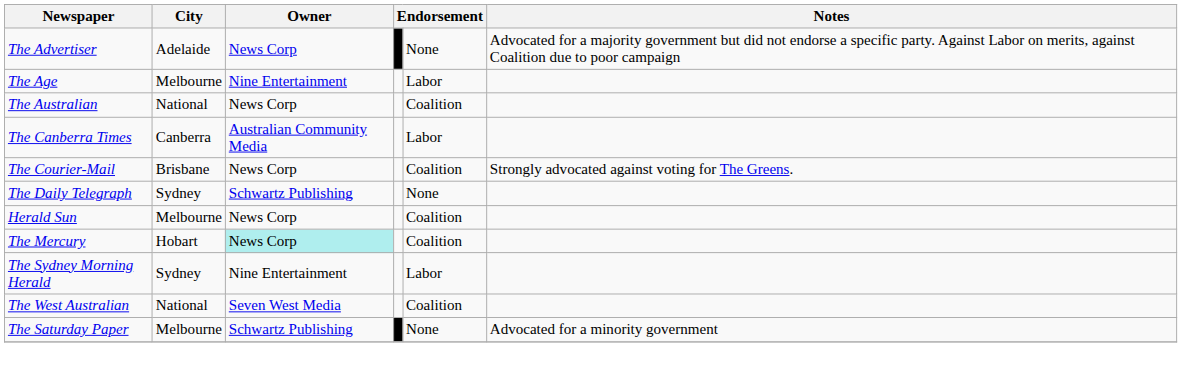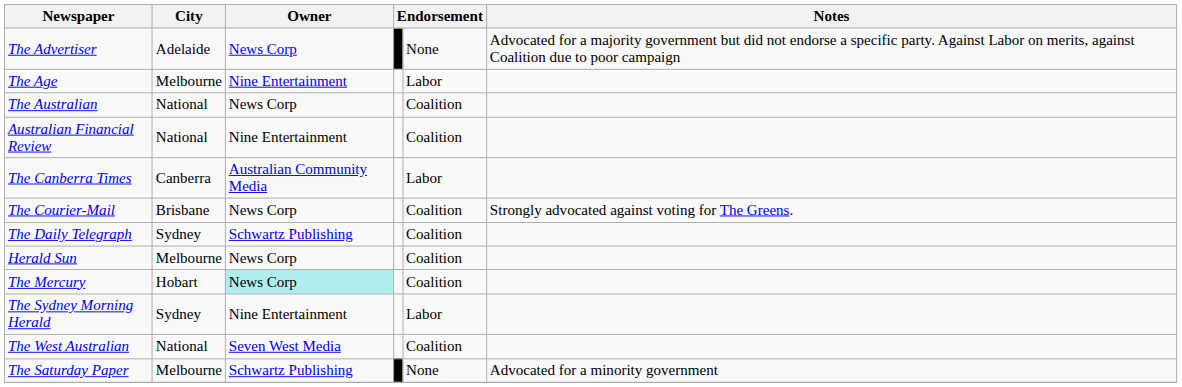+ row: (71, 137)
(422, 193) None -> (434, 234) Coalition
